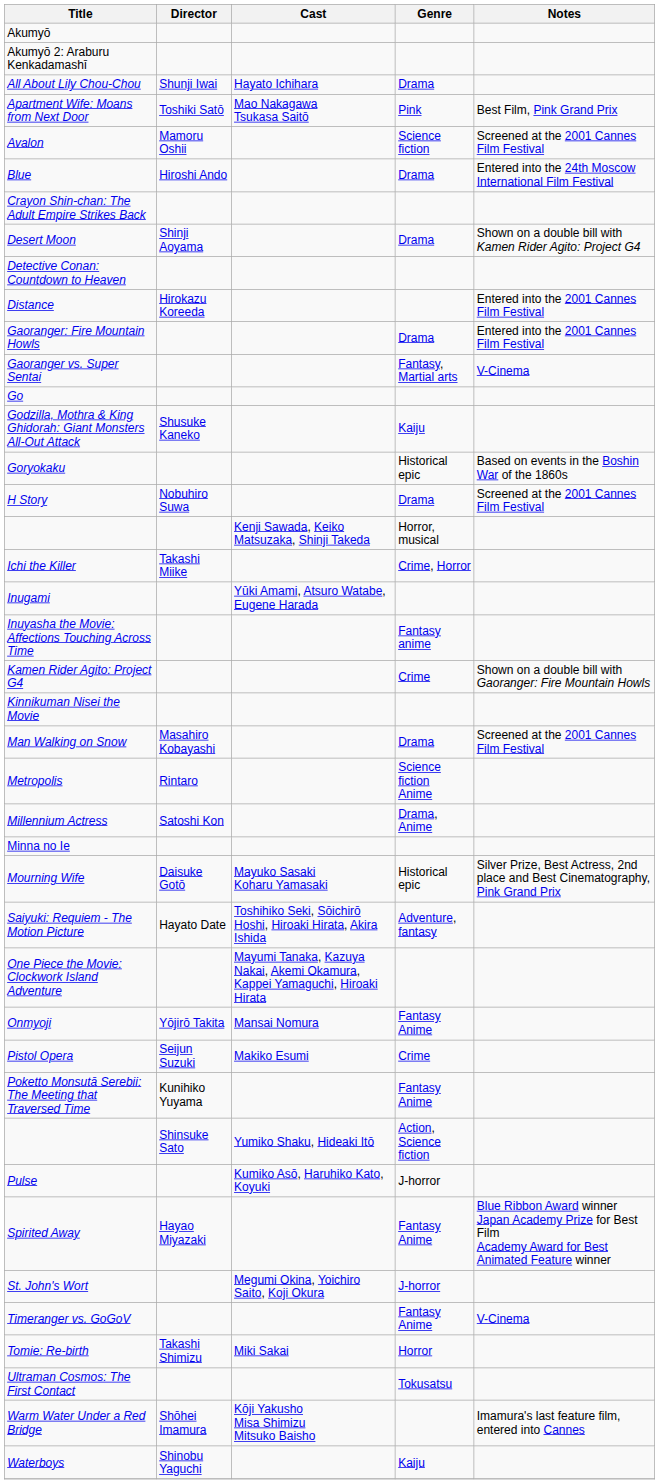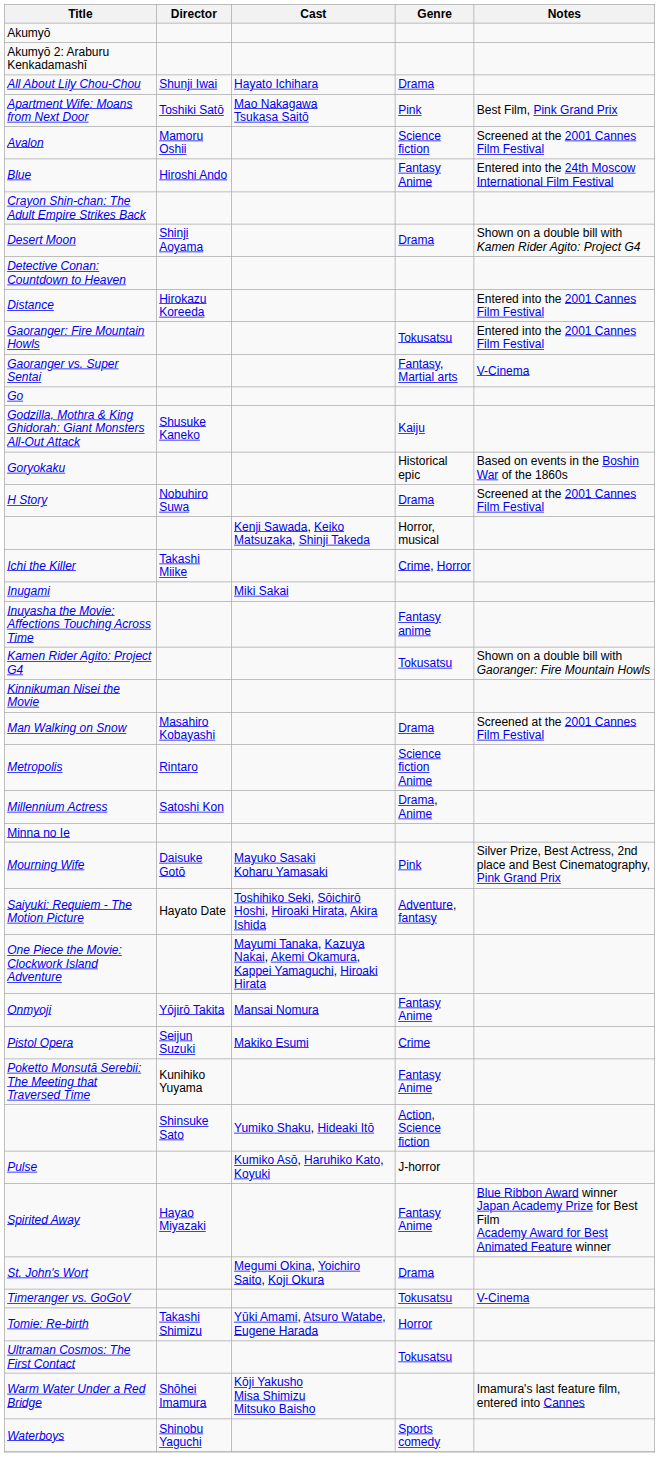(416, 175) Drama -> (420, 175) Fantasy Anime
(416, 338) Drama -> (425, 338) Tokusatsu
(310, 598) Yūki Amami, Atsuro Watabe, Eugene Harada -> (261, 591) Miki Sakai
(414, 676) Crime -> (425, 663) Tokusatsu
(423, 878) Historical epic -> (410, 865) Pink
(419, 1286) J-horror -> (416, 1272) Drama
(420, 1318) Fantasy Anime -> (425, 1298) Tokusatsu
(261, 1351) Miki Sakai -> (310, 1324) Yūki Amami, Atsuro Watabe, Eugene Harada
(412, 1462) Kaiju -> (419, 1435) Sports comedy
